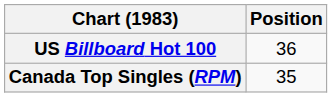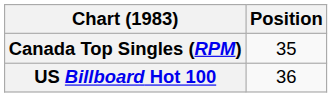rows swapped: (125, 77) <-> (125, 48)
